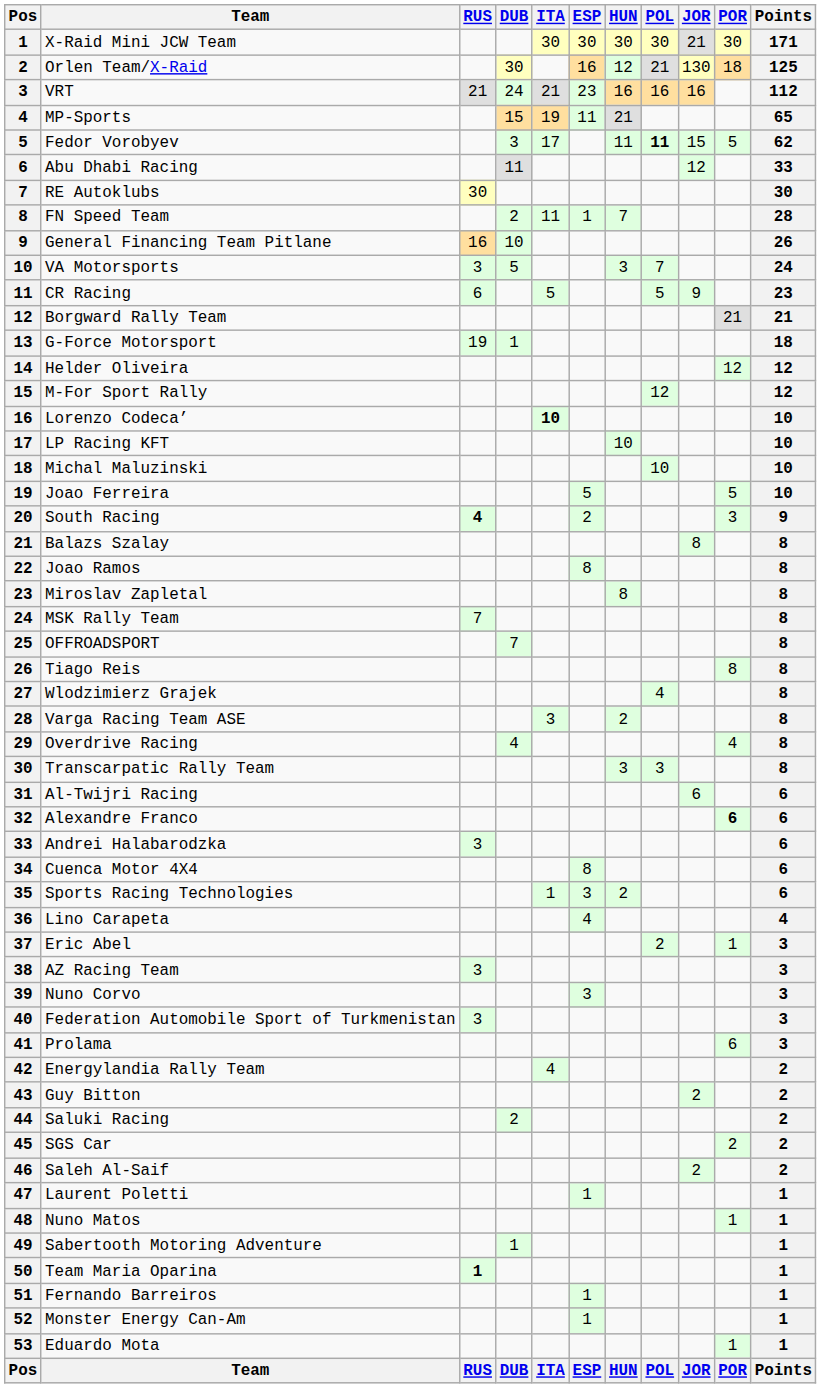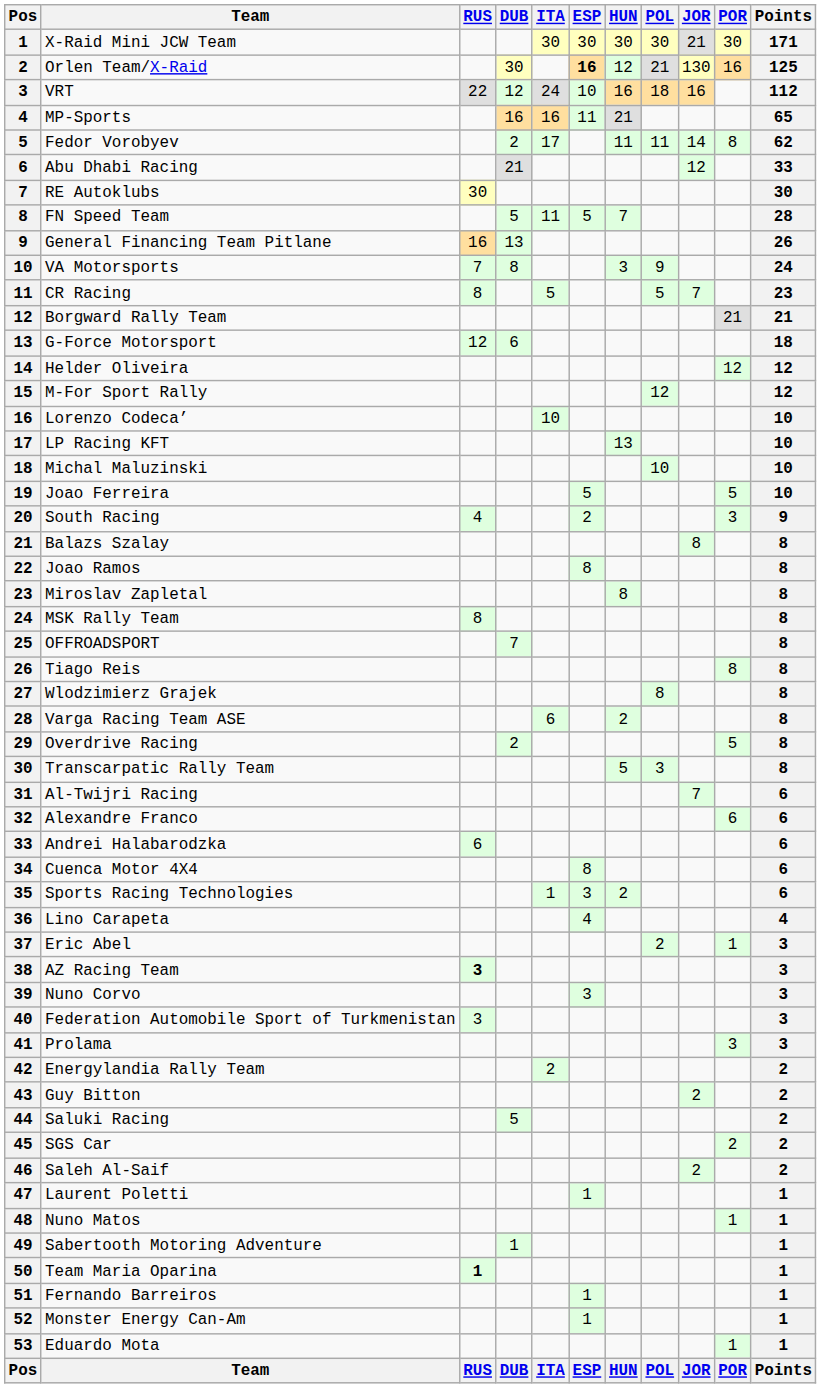(587, 67) normal -> (587, 67) bold
(733, 67) 18 -> (733, 67) 16
(478, 92) 21 -> (478, 92) 22
(514, 92) 24 -> (514, 92) 12
(550, 92) 21 -> (550, 92) 24
(587, 92) 23 -> (587, 92) 10
(660, 92) 16 -> (660, 92) 18
(514, 118) 15 -> (514, 118) 16
(550, 118) 19 -> (550, 118) 16
(514, 143) 3 -> (514, 143) 2
(660, 143) bold -> (660, 143) normal
(696, 143) 15 -> (696, 143) 14
(733, 143) 5 -> (733, 143) 8
(514, 168) 11 -> (514, 168) 21
(514, 218) 2 -> (514, 218) 5
(587, 218) 1 -> (587, 218) 5
(514, 243) 10 -> (514, 243) 13
(478, 268) 3 -> (478, 268) 7
(514, 268) 5 -> (514, 268) 8
(660, 268) 7 -> (660, 268) 9
(478, 293) 6 -> (478, 293) 8
(696, 293) 9 -> (696, 293) 7
(478, 343) 19 -> (478, 343) 12
(514, 343) 1 -> (514, 343) 6
(550, 418) bold -> (550, 418) normal
(623, 443) 10 -> (623, 443) 13
(478, 519) bold -> (478, 519) normal
(478, 619) 7 -> (478, 619) 8
(660, 694) 4 -> (660, 694) 8
(550, 719) 3 -> (550, 719) 6
(514, 744) 4 -> (514, 744) 2
(733, 744) 4 -> (733, 744) 5
(623, 769) 3 -> (623, 769) 5
(696, 794) 6 -> (696, 794) 7
(733, 819) bold -> (733, 819) normal
(478, 844) 3 -> (478, 844) 6
(478, 970) normal -> (478, 970) bold
(733, 1045) 6 -> (733, 1045) 3
(550, 1070) 4 -> (550, 1070) 2
(514, 1120) 2 -> (514, 1120) 5
